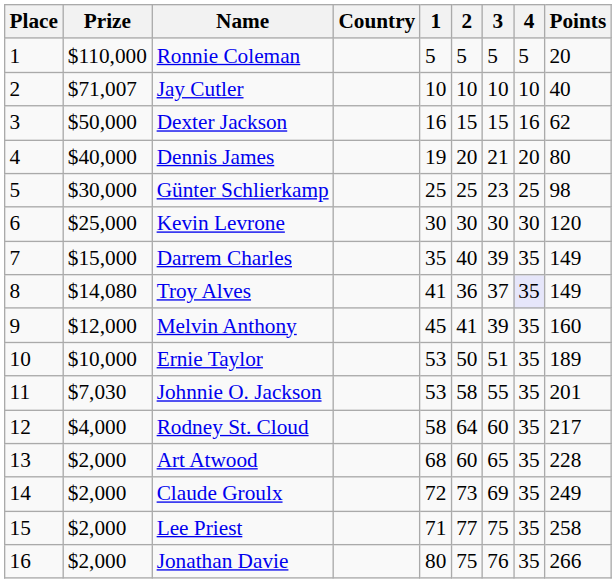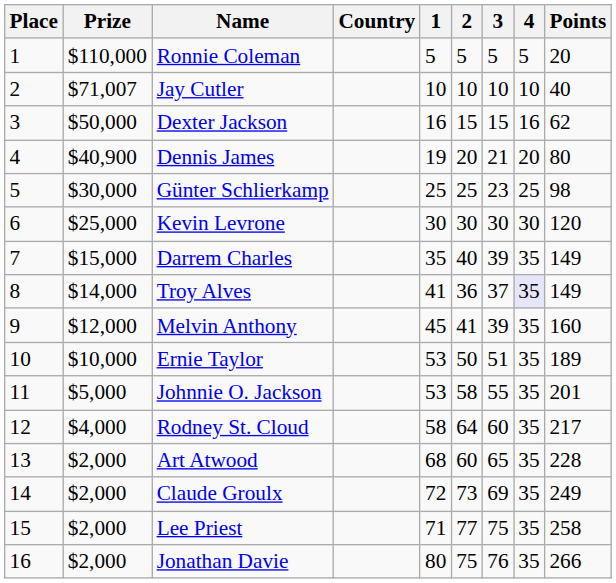(102, 156) $40,000 -> (102, 156) $40,900
(102, 291) $14,080 -> (102, 291) $14,000
(97, 392) $7,030 -> (97, 392) $5,000
